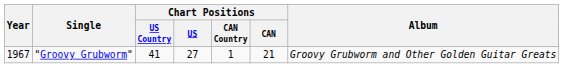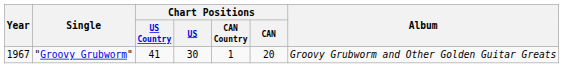(192, 55) 27 -> (192, 55) 30
(269, 55) 21 -> (269, 55) 20
